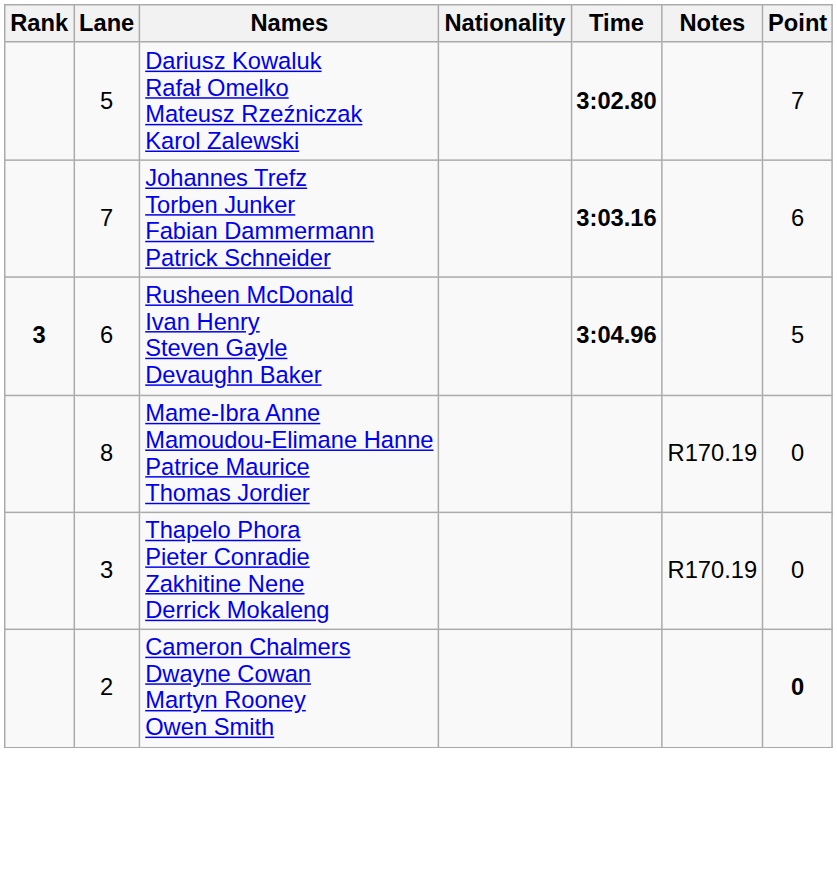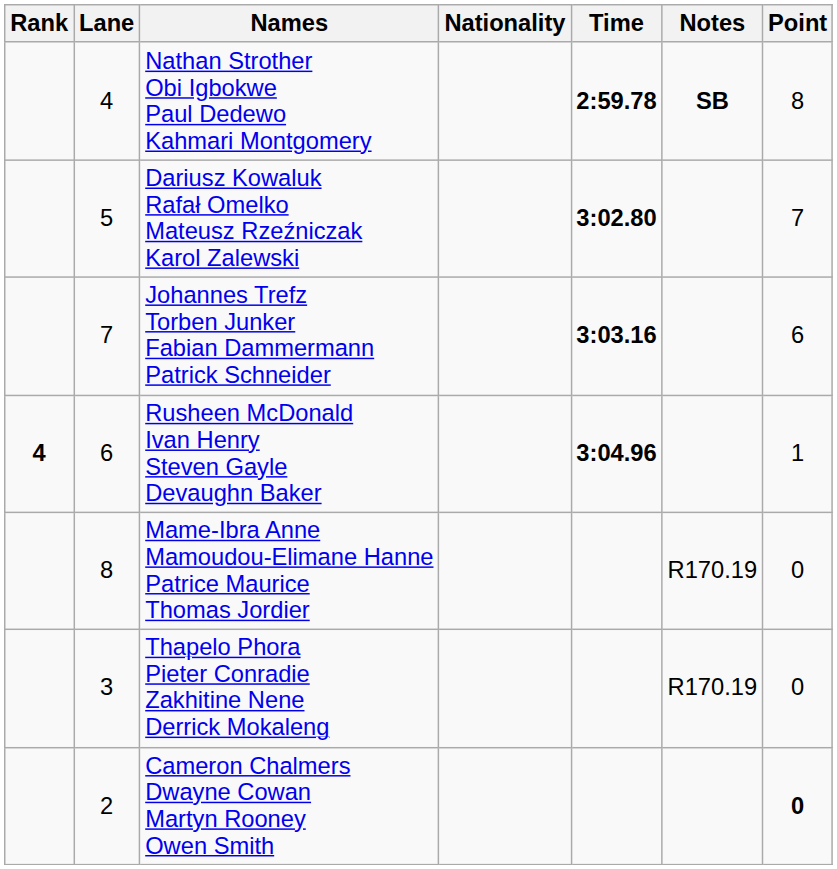+ row: (258, 100)
(39, 335) 3 -> (39, 453) 4
(798, 335) 5 -> (798, 453) 1
